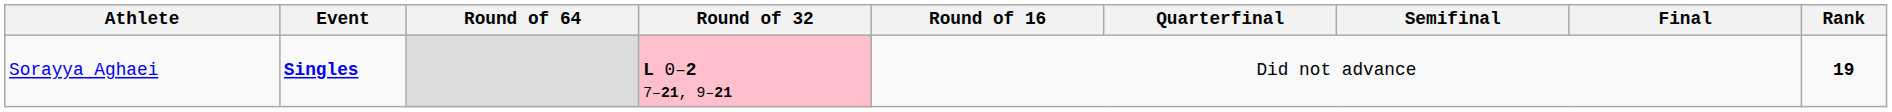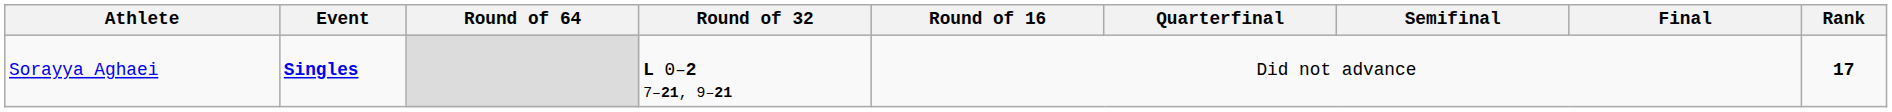(688, 80) pink background -> (688, 80) no background
(1844, 71) 19 -> (1844, 71) 17
